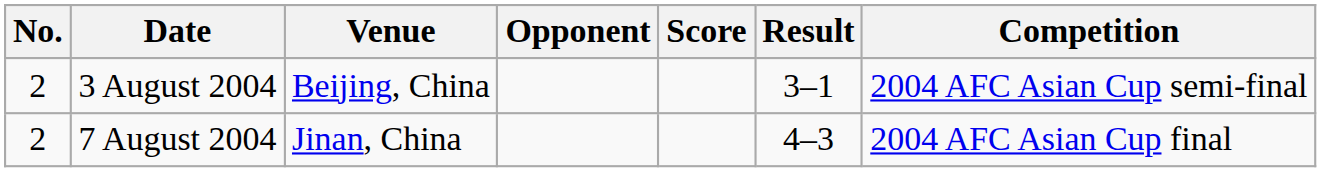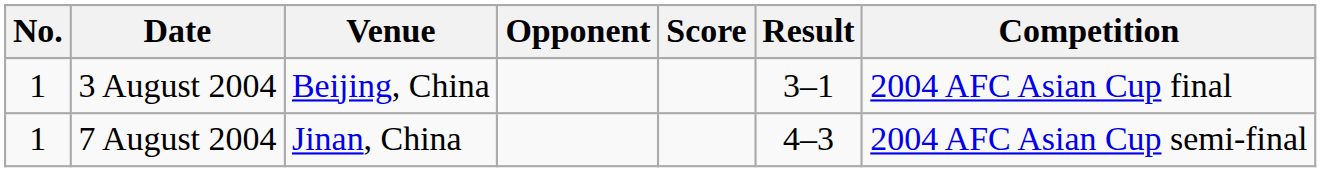(38, 85) 2 -> (38, 85) 1
(1089, 85) 2004 AFC Asian Cup semi-final -> (1051, 85) 2004 AFC Asian Cup final
(38, 138) 2 -> (38, 138) 1
(1051, 138) 2004 AFC Asian Cup final -> (1089, 138) 2004 AFC Asian Cup semi-final
